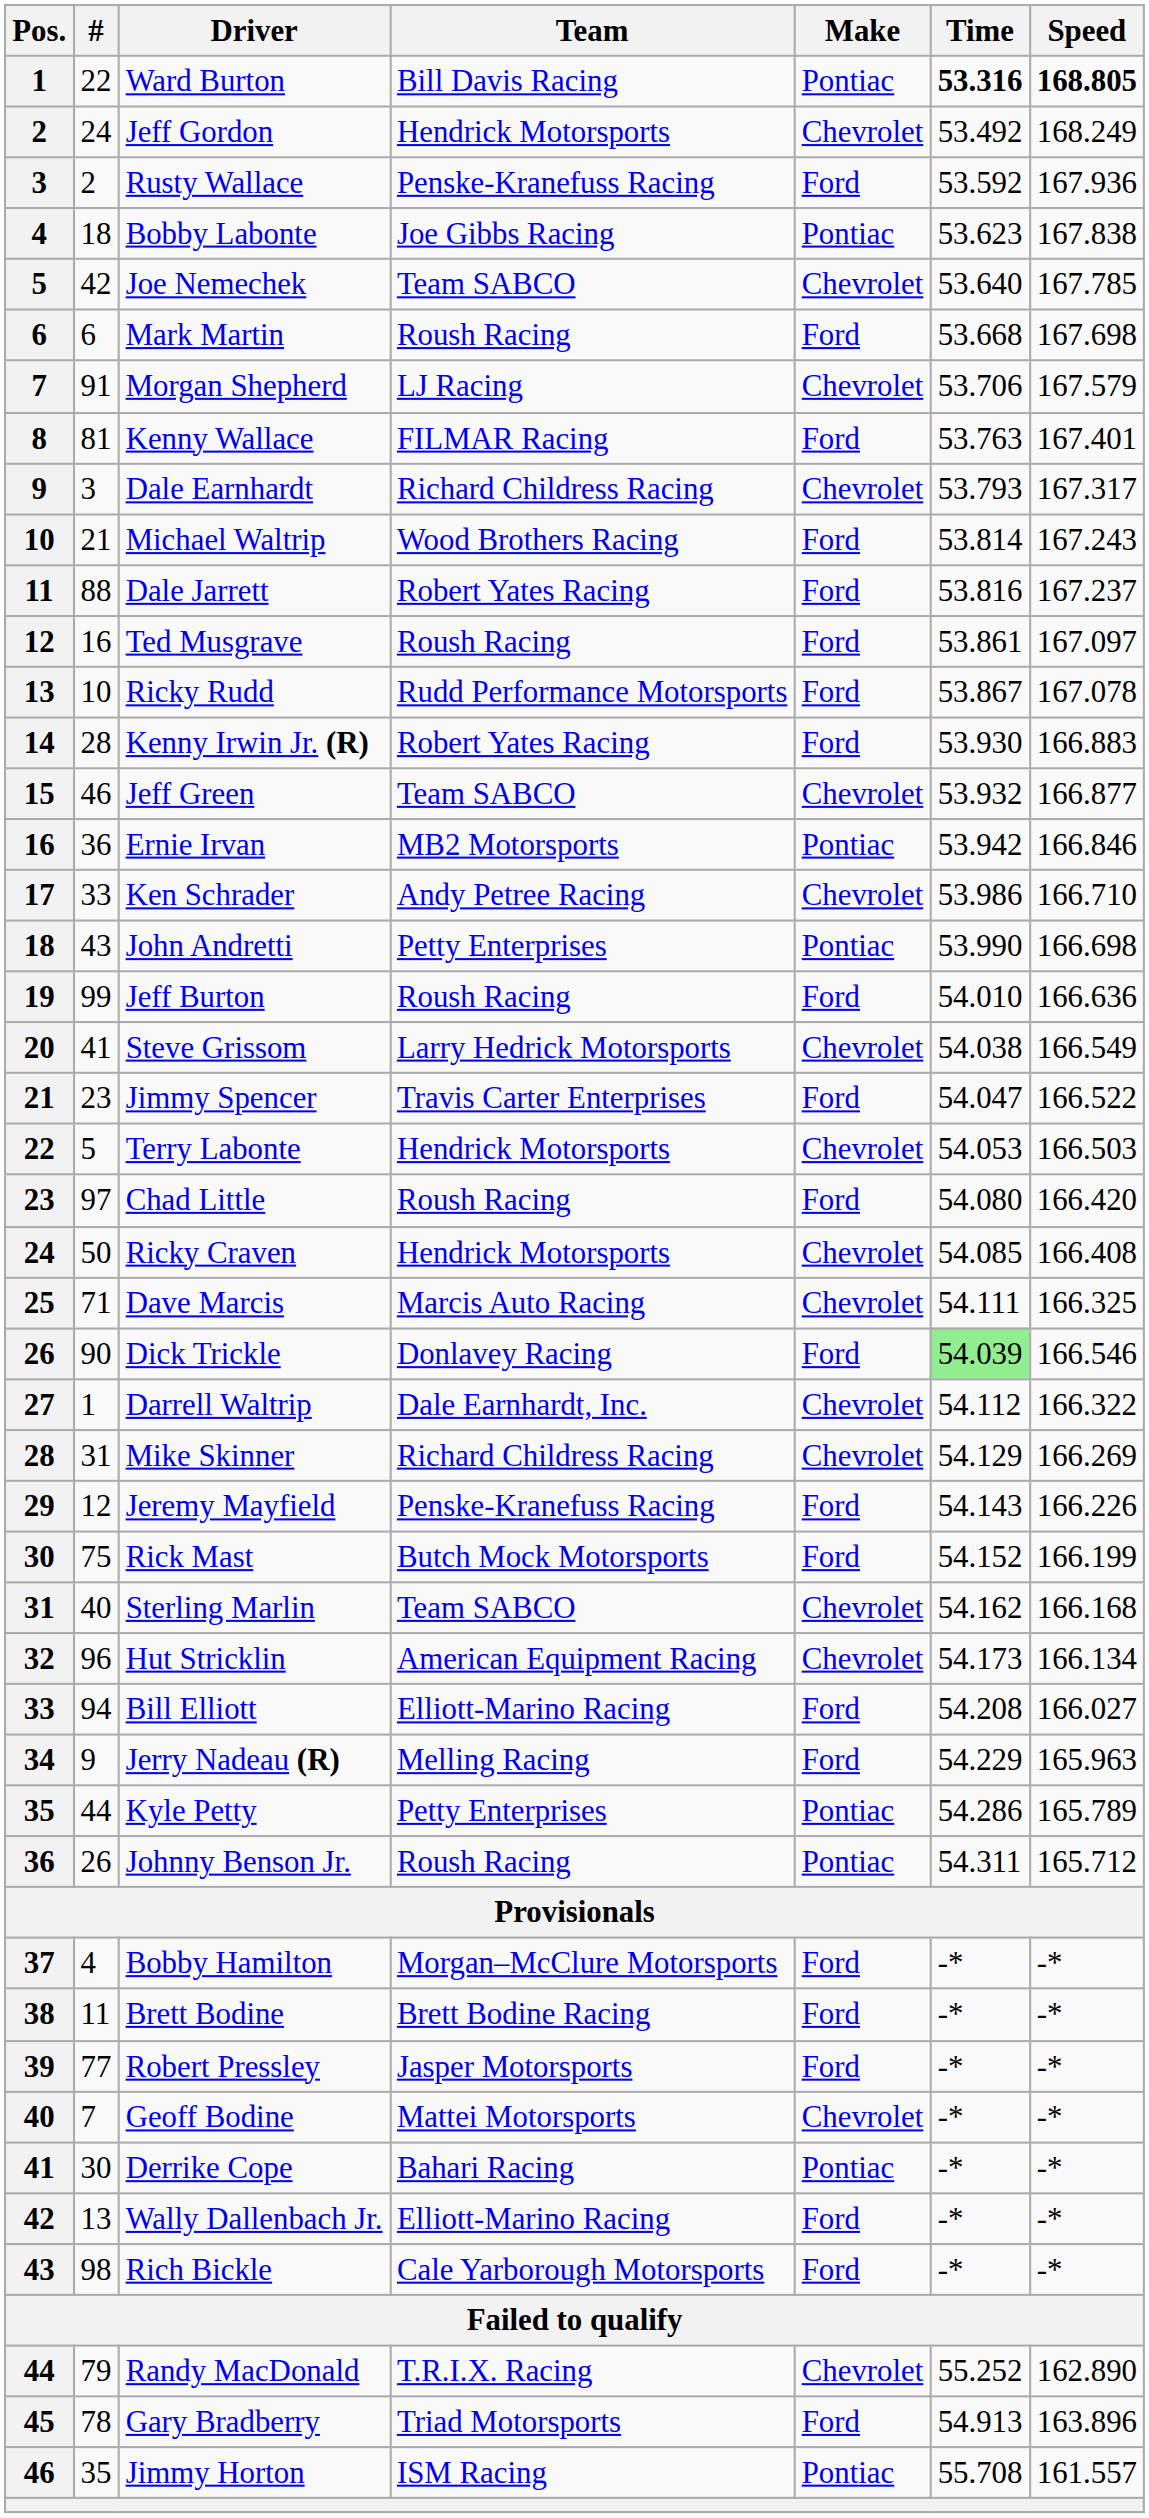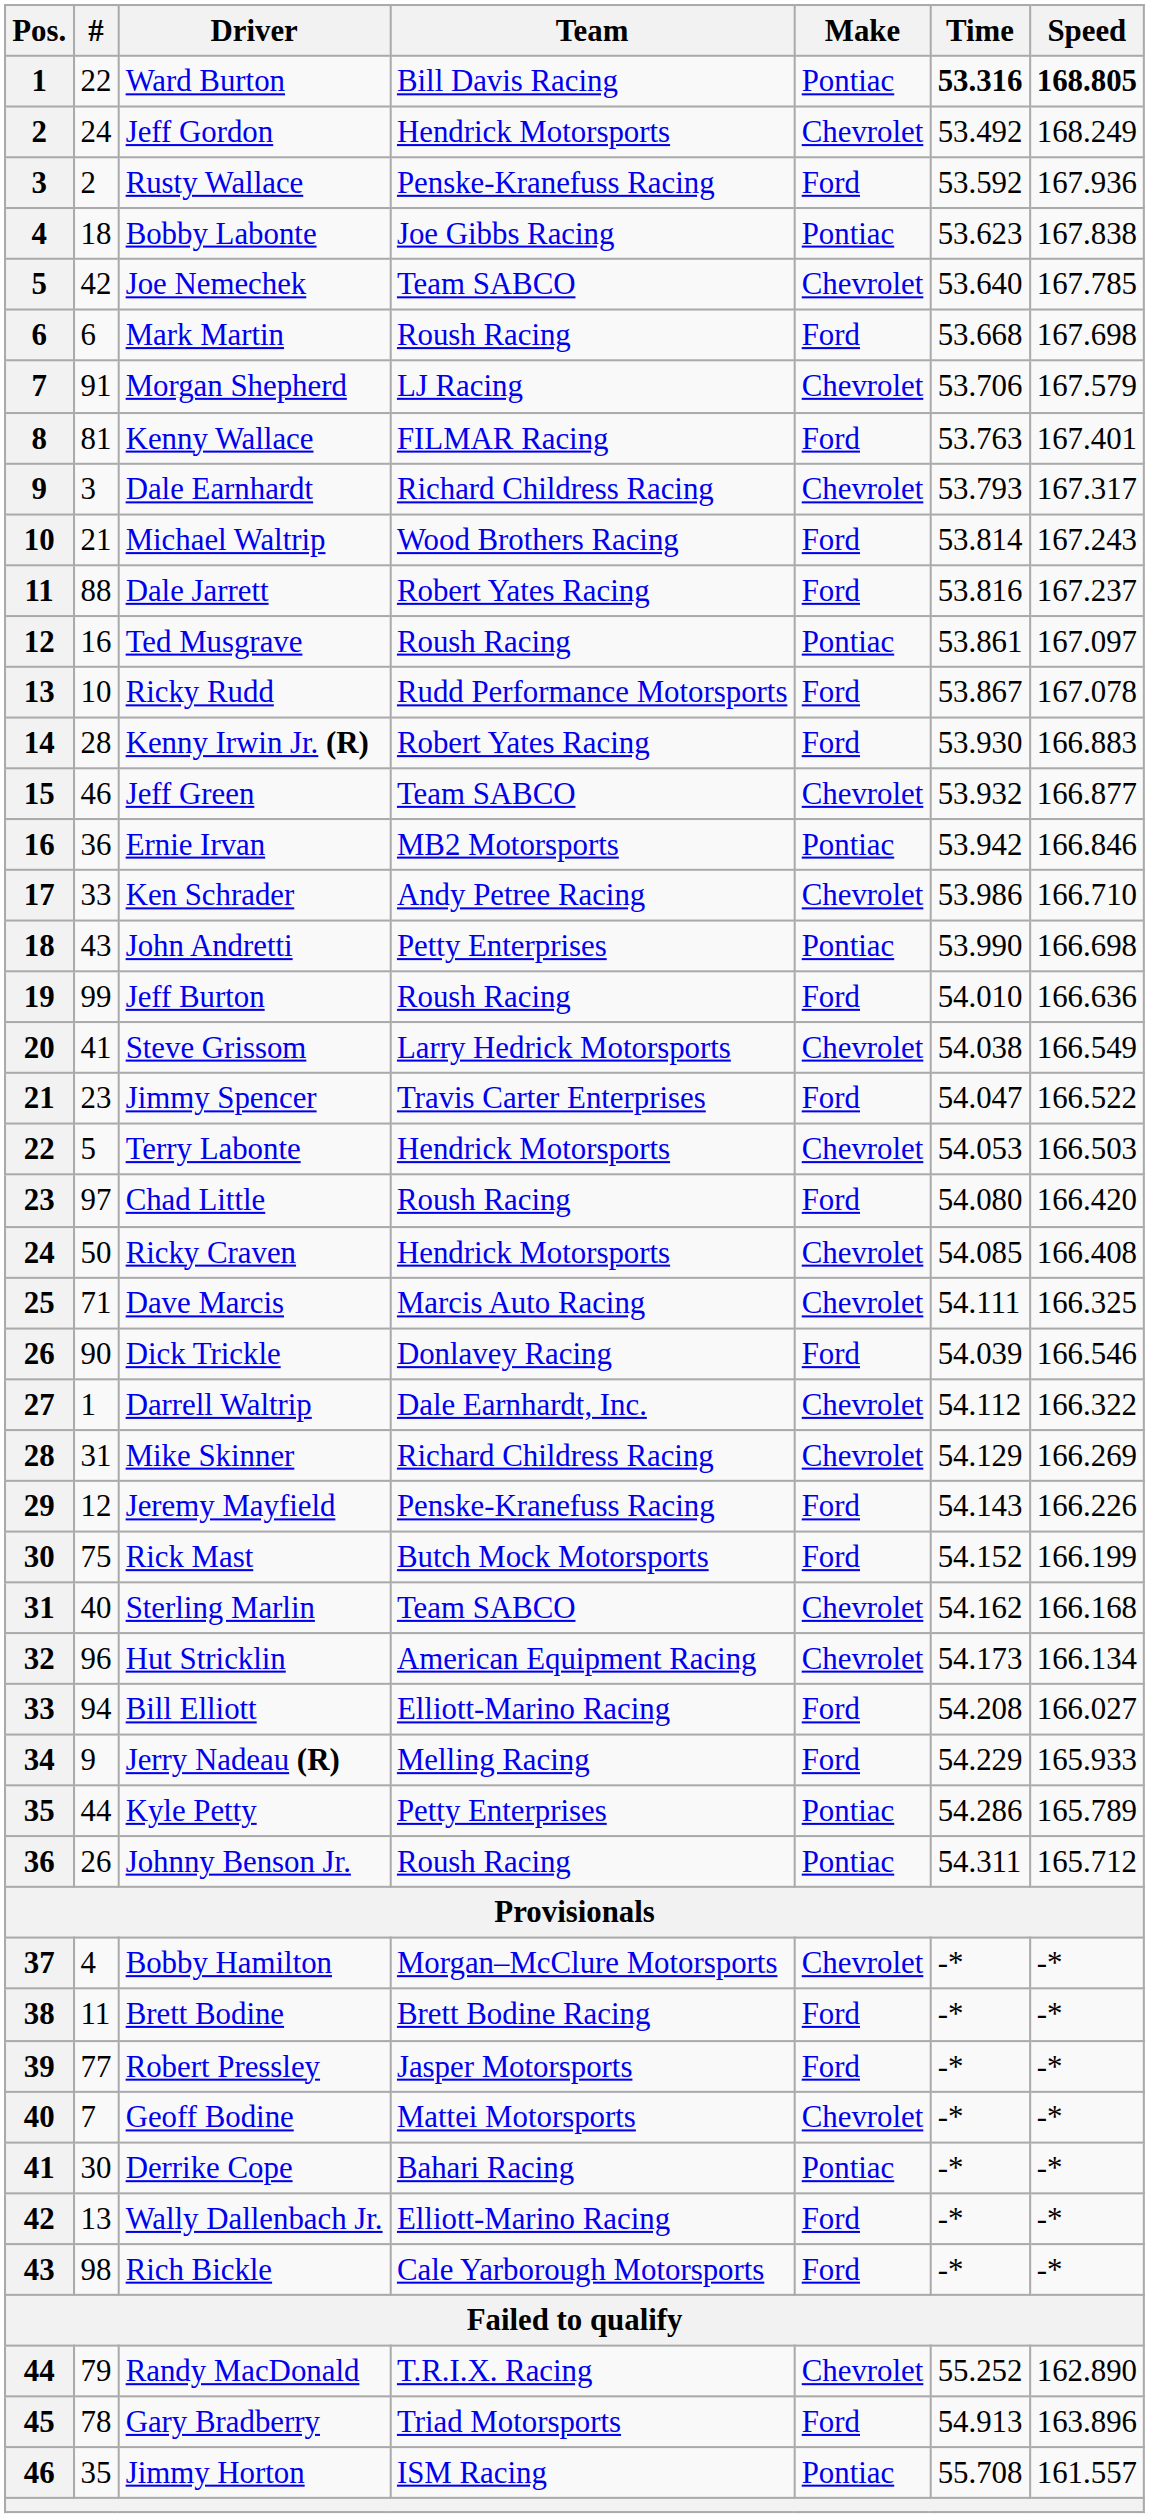(831, 640) Ford -> (848, 640) Pontiac
(980, 1352) lightgreen background -> (980, 1352) no background
(1087, 1759) 165.963 -> (1087, 1759) 165.933
(831, 1963) Ford -> (863, 1963) Chevrolet
